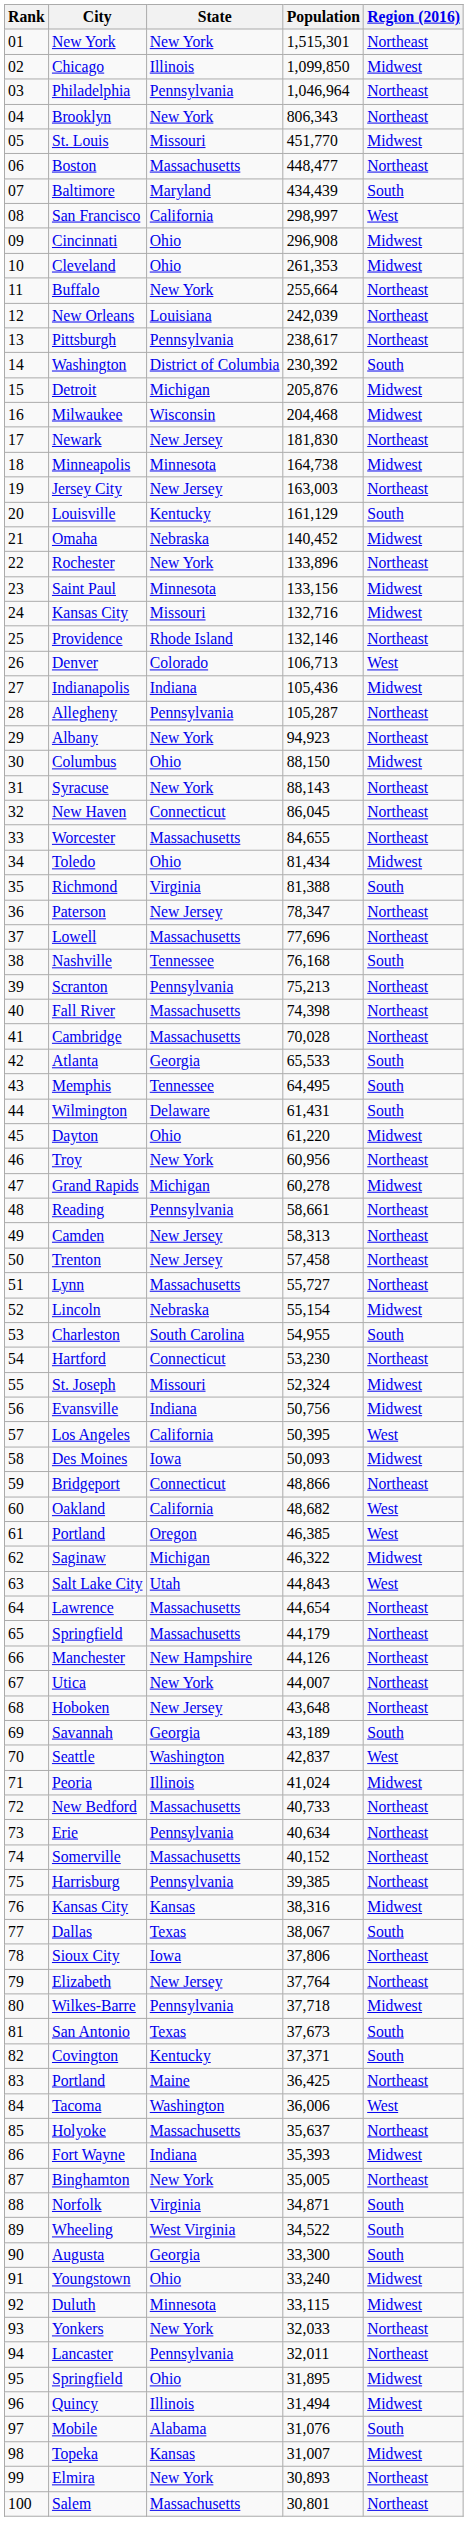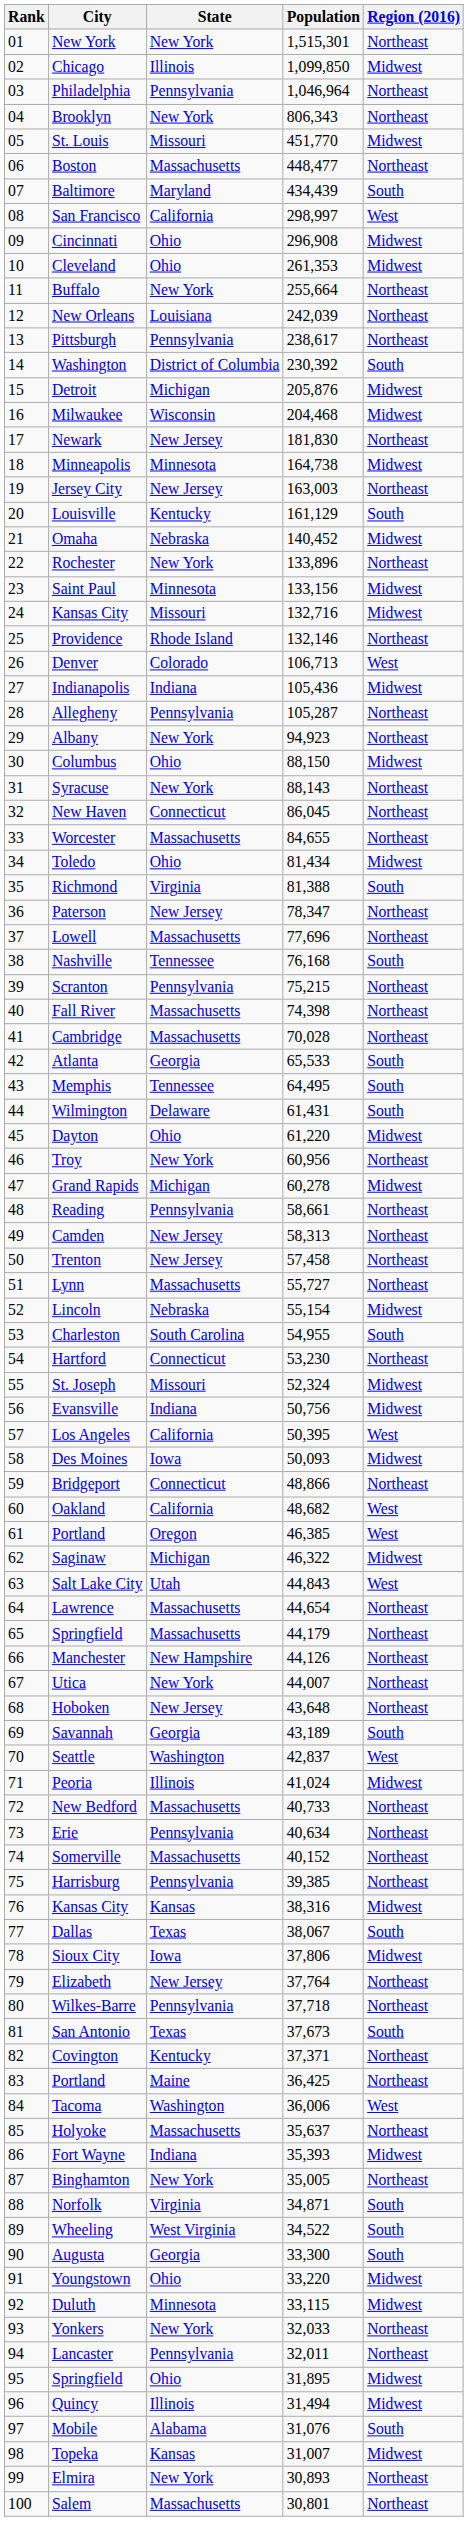(308, 986) 75,213 -> (308, 986) 75,215
(398, 1956) Northeast -> (395, 1956) Midwest
(395, 2006) Midwest -> (398, 2006) Northeast
(385, 2056) South -> (398, 2056) Northeast
(308, 2279) 33,240 -> (308, 2279) 33,220
